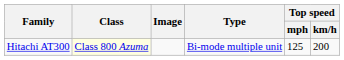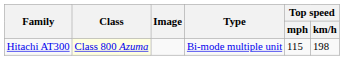(295, 47) 125 -> (295, 47) 115
(321, 47) 200 -> (321, 47) 198
